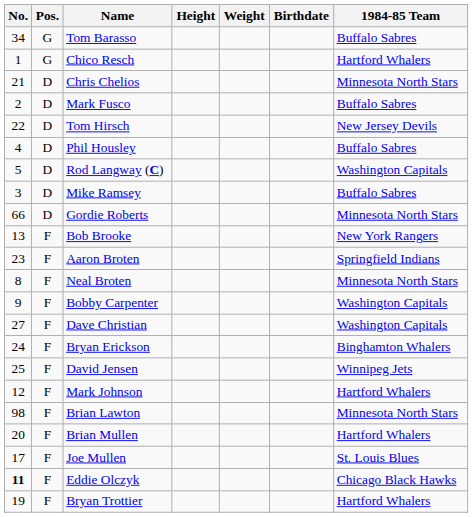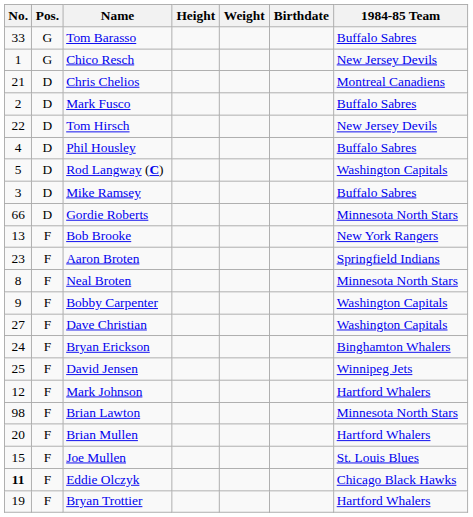(18, 38) 34 -> (18, 38) 33
(384, 60) Hartford Whalers -> (387, 60) New Jersey Devils
(397, 82) Minnesota North Stars -> (391, 82) Montreal Canadiens
(18, 457) 17 -> (18, 457) 15
